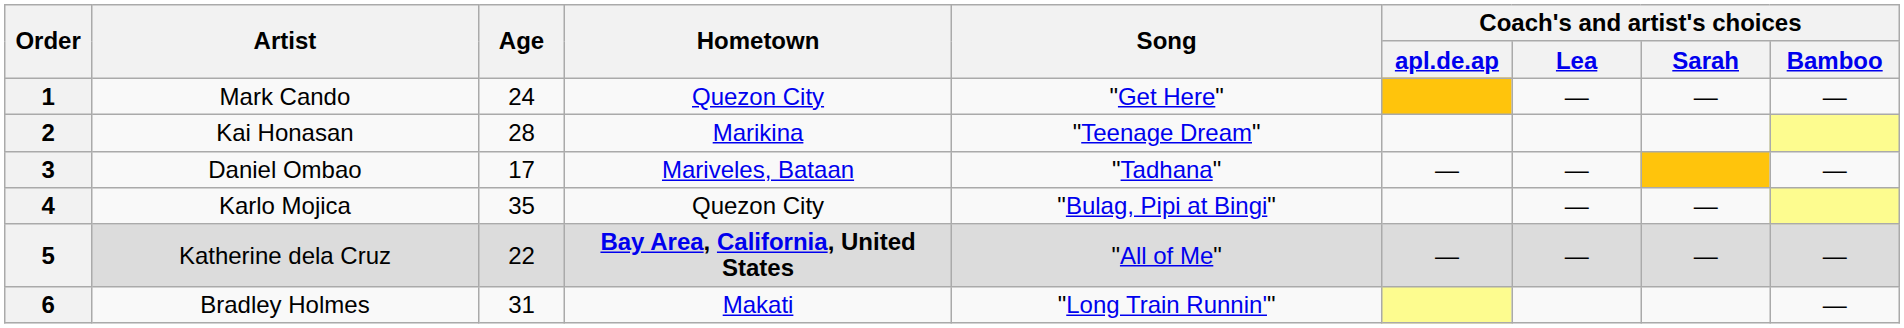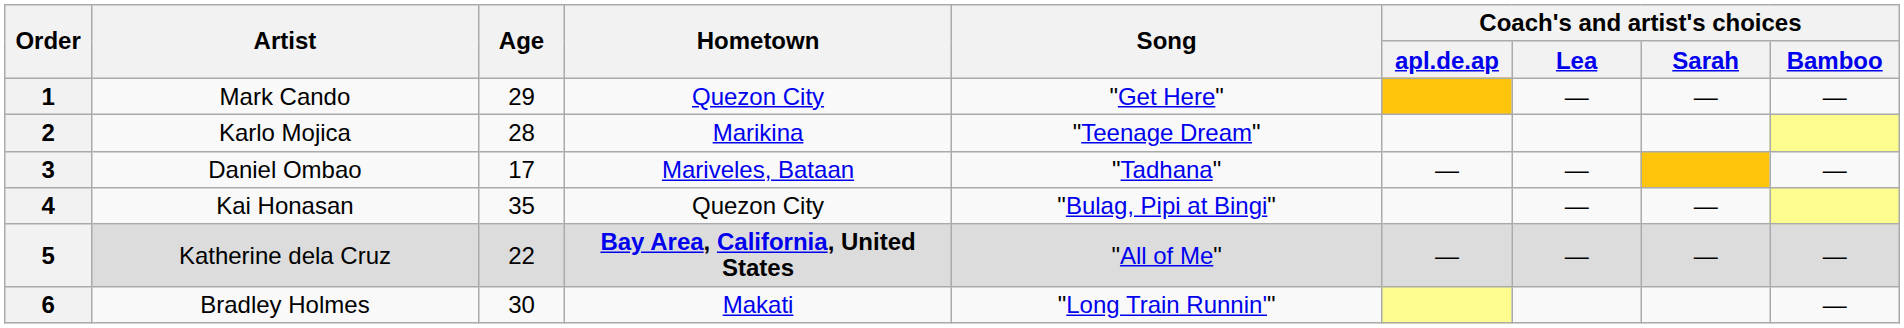(521, 96) 24 -> (521, 96) 29
(285, 133) Kai Honasan -> (285, 133) Karlo Mojica
(285, 206) Karlo Mojica -> (285, 206) Kai Honasan
(521, 304) 31 -> (521, 304) 30
